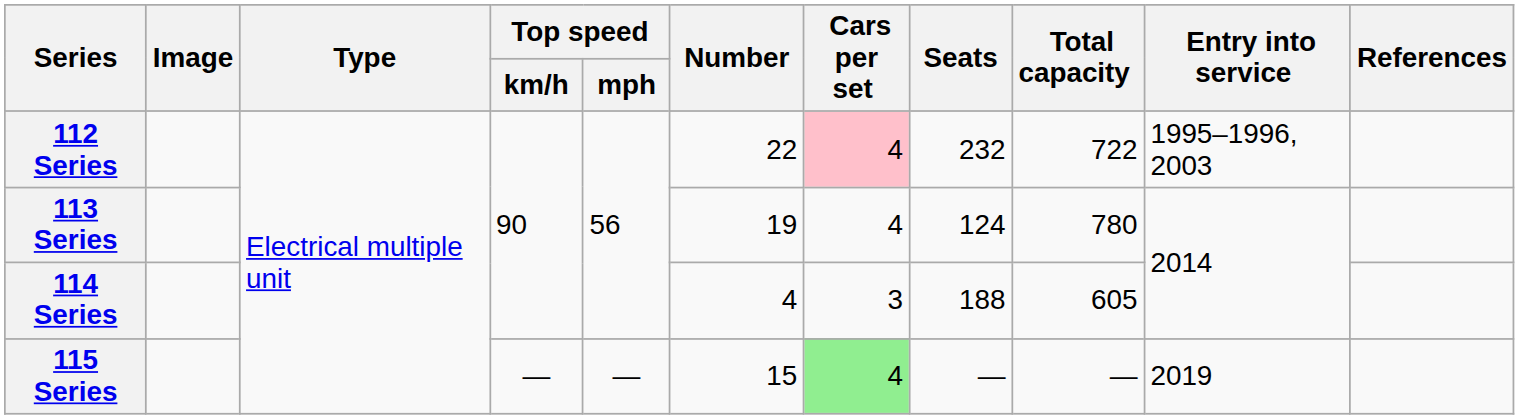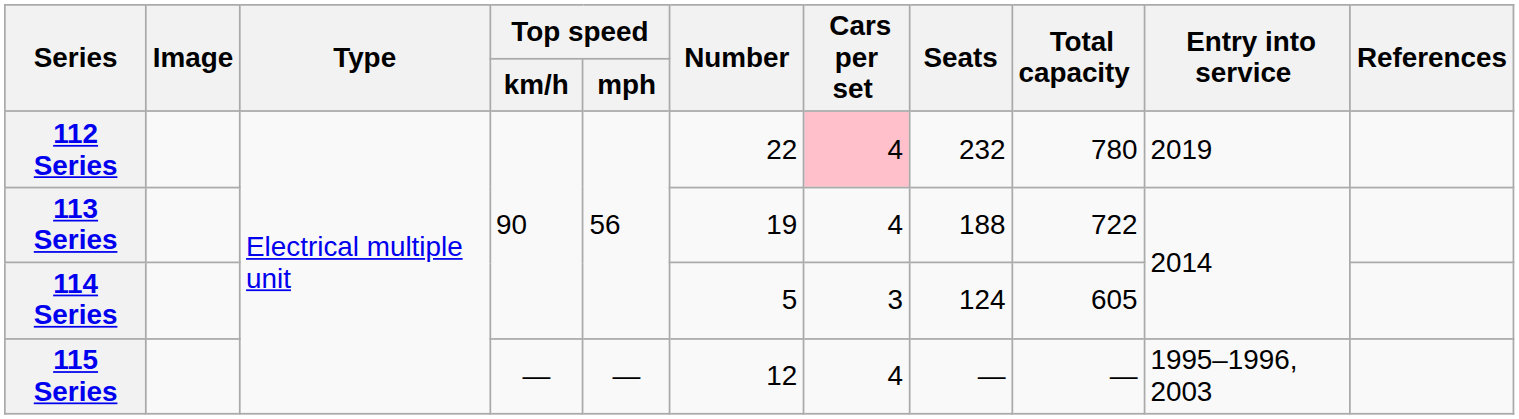(1114, 149) 722 -> (1114, 149) 780
(1224, 149) 1995–1996, 2003 -> (1181, 149) 2019
(982, 224) 124 -> (982, 224) 188
(1114, 224) 780 -> (1114, 224) 722
(789, 299) 4 -> (789, 299) 5
(982, 299) 188 -> (982, 299) 124
(782, 375) 15 -> (782, 375) 12
(895, 375) lightgreen background -> (895, 375) no background
(1181, 375) 2019 -> (1224, 375) 1995–1996, 2003
